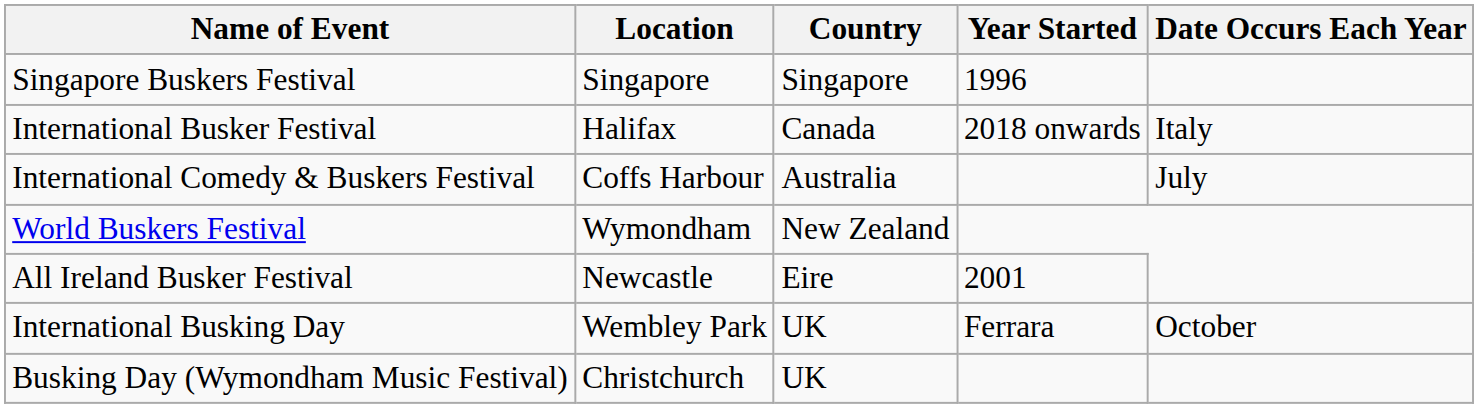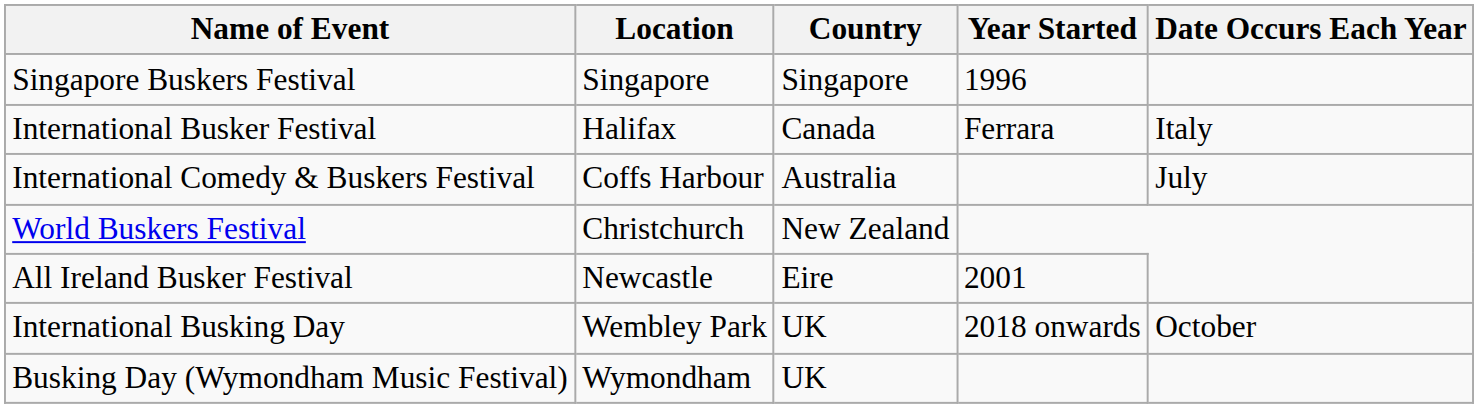(1052, 128) 2018 onwards -> (1009, 128) Ferrara
(667, 228) Wymondham -> (663, 228) Christchurch
(1009, 327) Ferrara -> (1052, 327) 2018 onwards
(663, 377) Christchurch -> (667, 377) Wymondham
